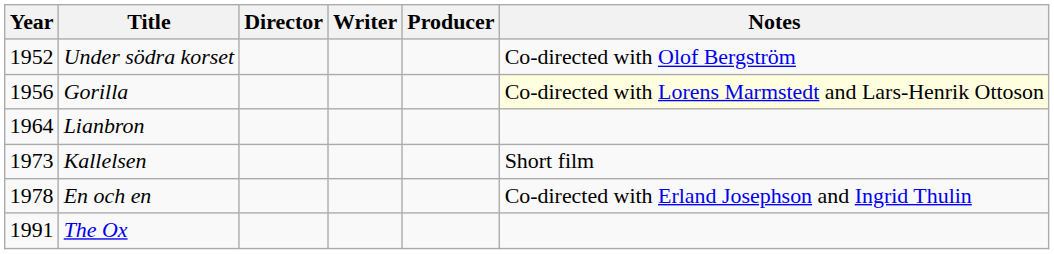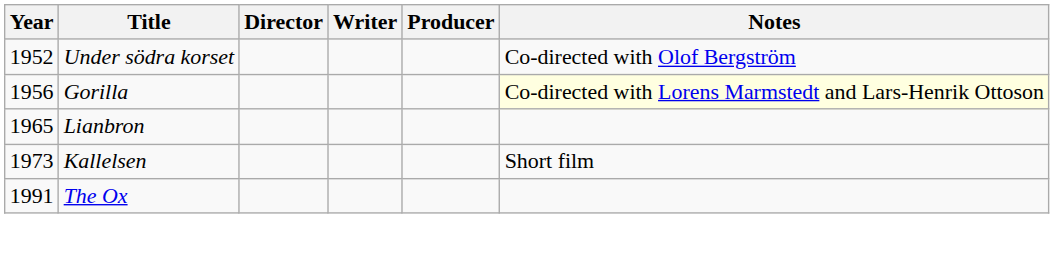(32, 126) 1964 -> (32, 126) 1965
- row: (108, 195)
